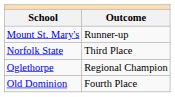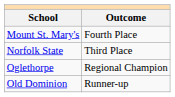(106, 34) Runner-up -> (111, 34) Fourth Place
(111, 83) Fourth Place -> (106, 83) Runner-up
